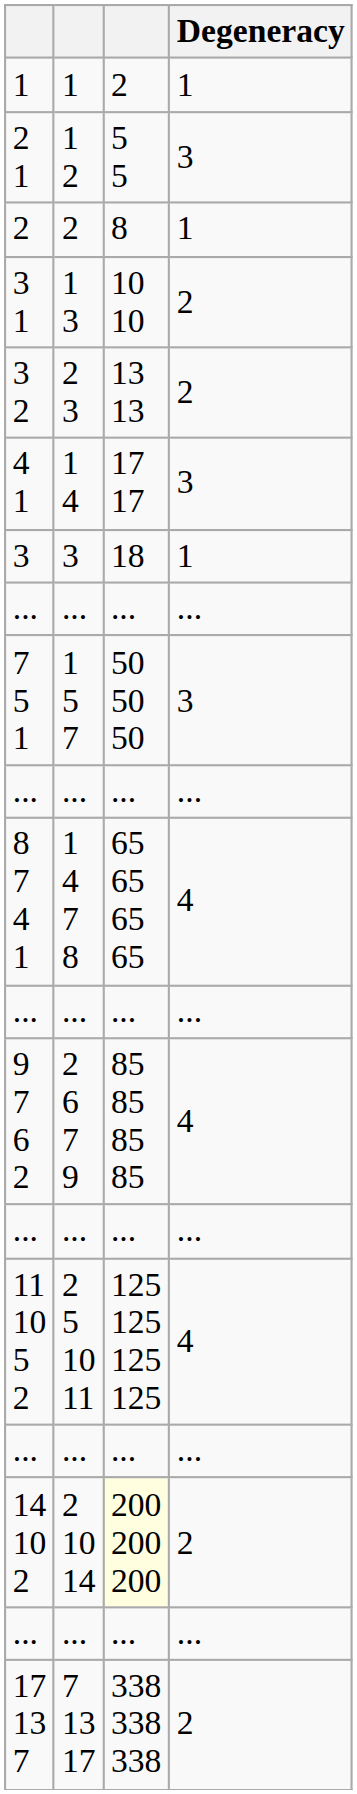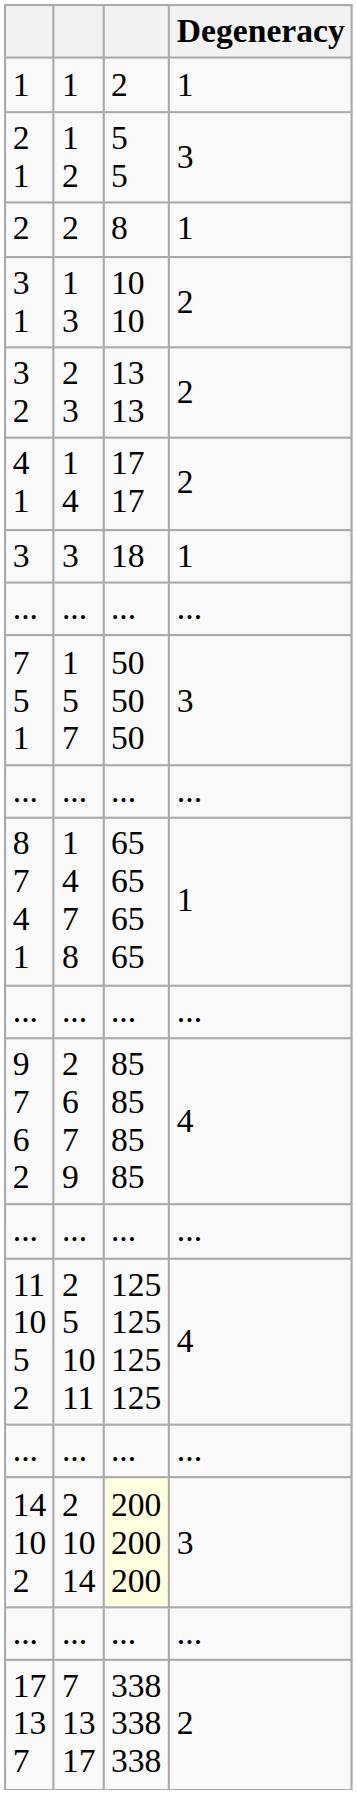(185, 483) 3 -> (185, 483) 2
(185, 900) 4 -> (185, 900) 1
(185, 1541) 2 -> (185, 1541) 3
